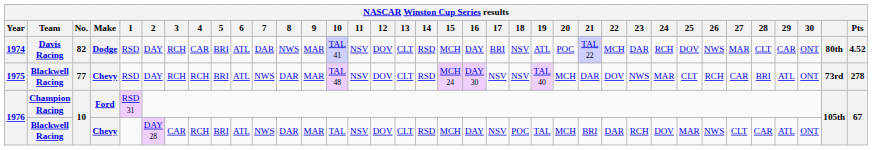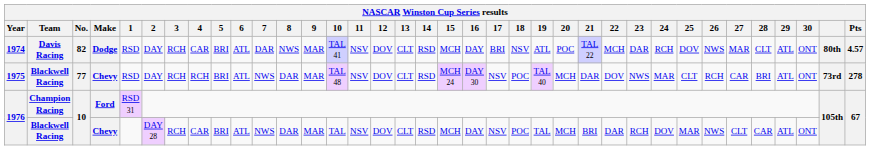(786, 49) CAR -> (785, 49) ATL
(857, 49) 4.52 -> (855, 49) 4.57
(520, 76) NSV -> (520, 76) POC
(177, 131) CAR -> (177, 131) RCH
(200, 131) RCH -> (200, 131) CAR
